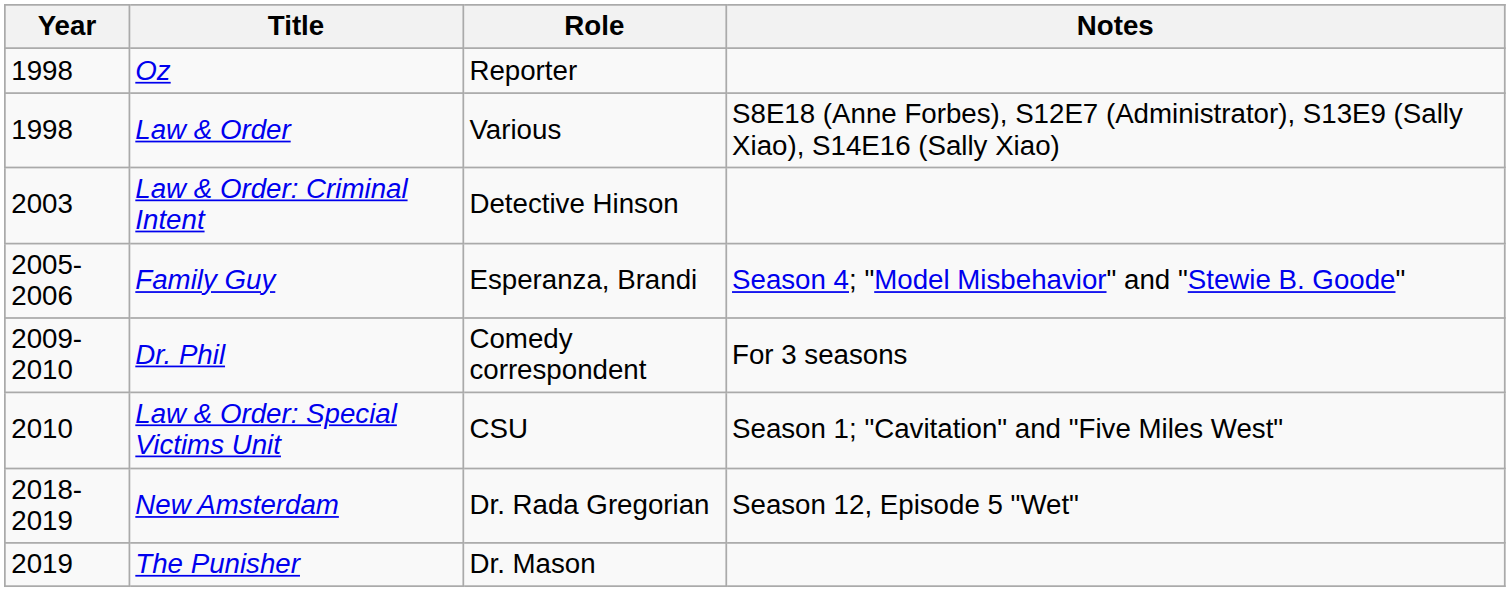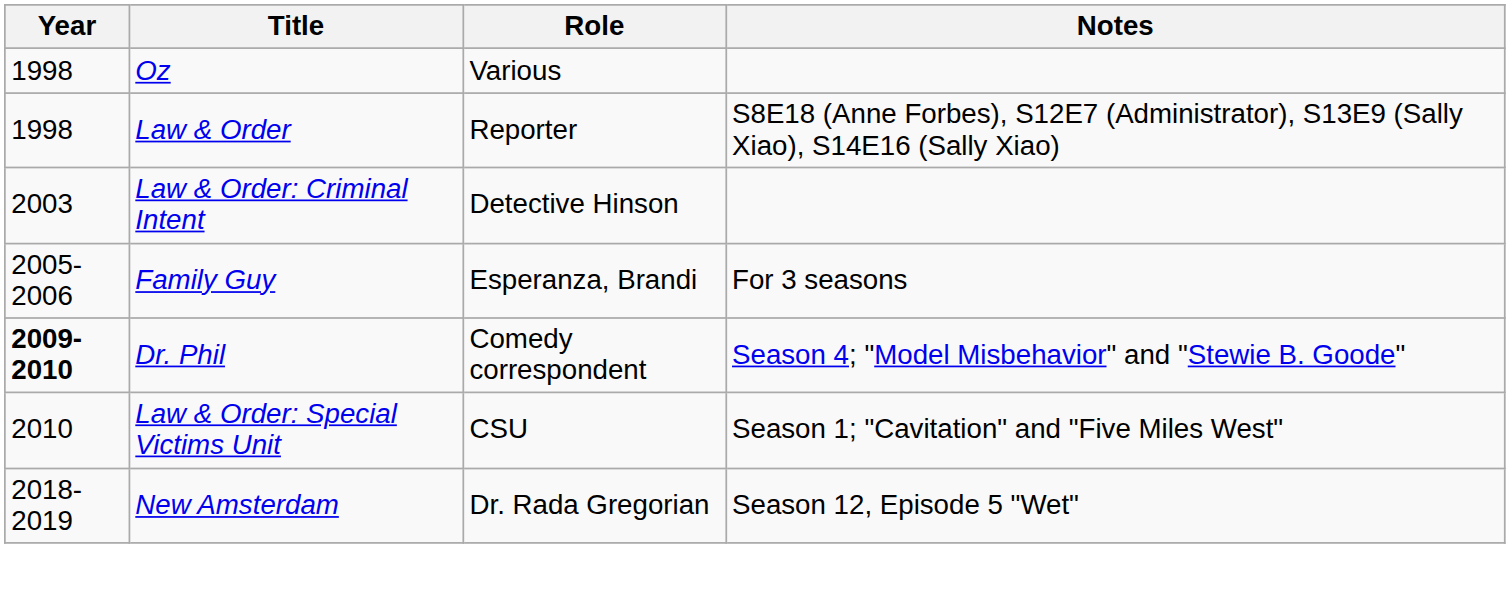(523, 70) Reporter -> (515, 70) Various
(515, 129) Various -> (523, 129) Reporter
(1069, 279) Season 4; "Model Misbehavior" and "Stewie B. Goode" -> (820, 279) For 3 seasons
(47, 354) normal -> (47, 354) bold
(820, 354) For 3 seasons -> (1069, 354) Season 4; "Model Misbehavior" and "Stewie B. Goode"
- row: (218, 564)
